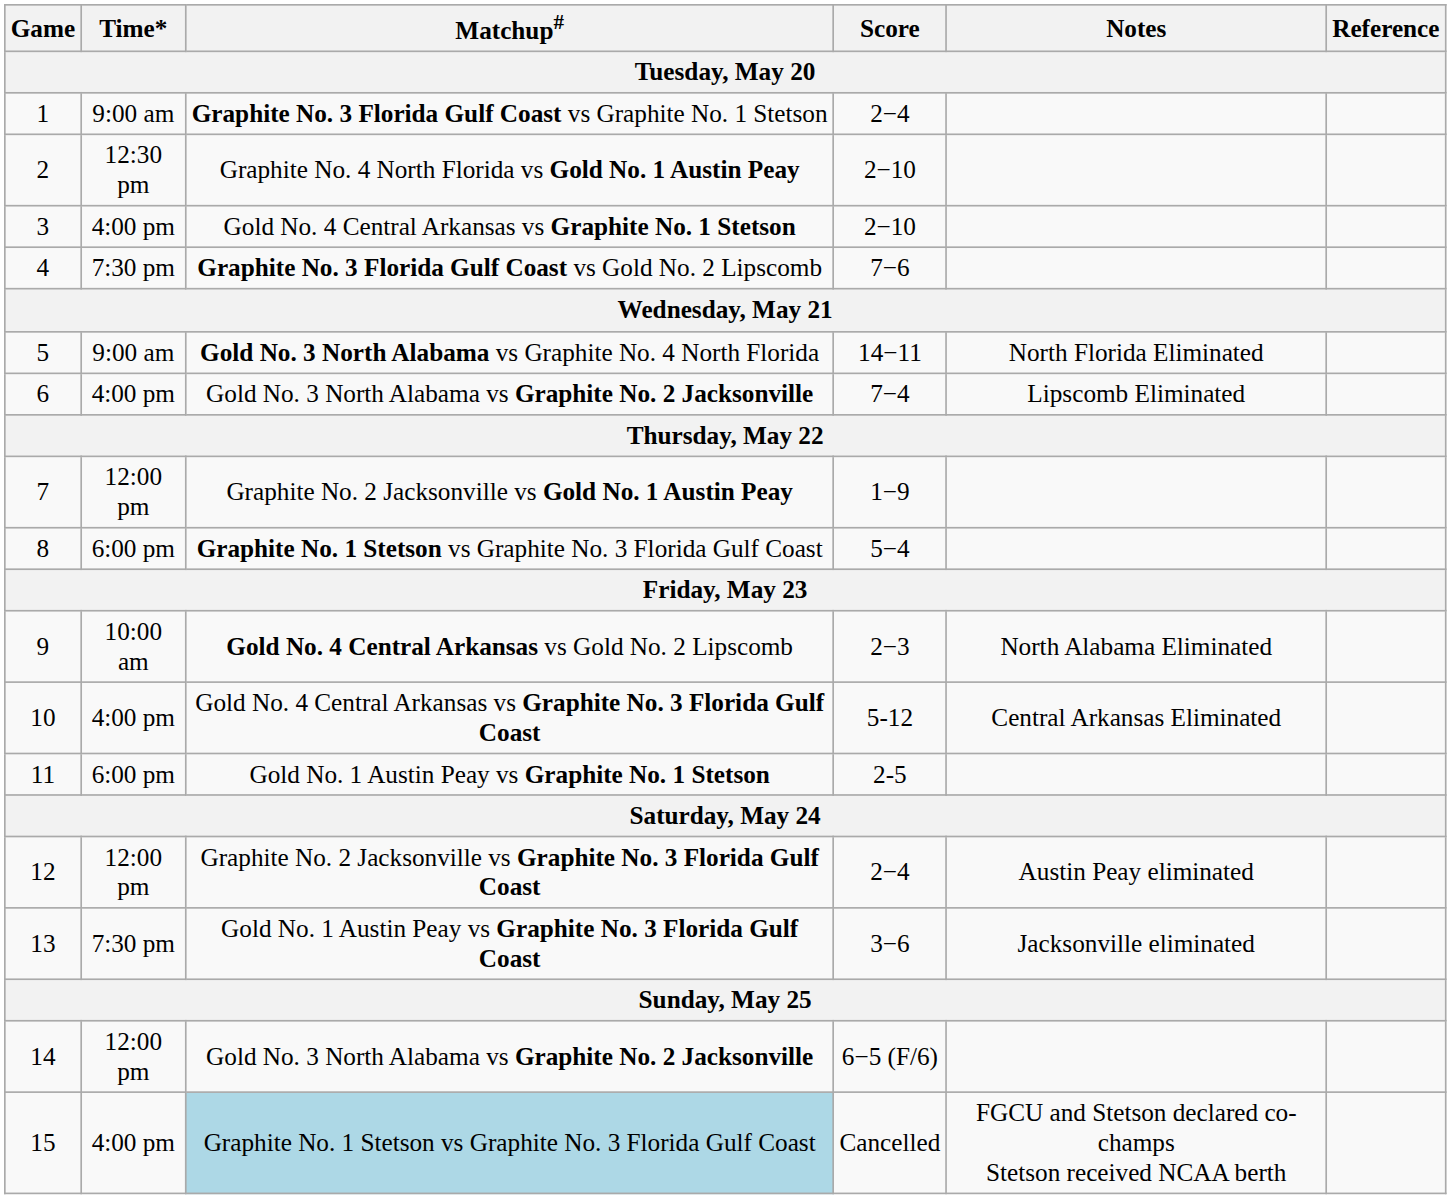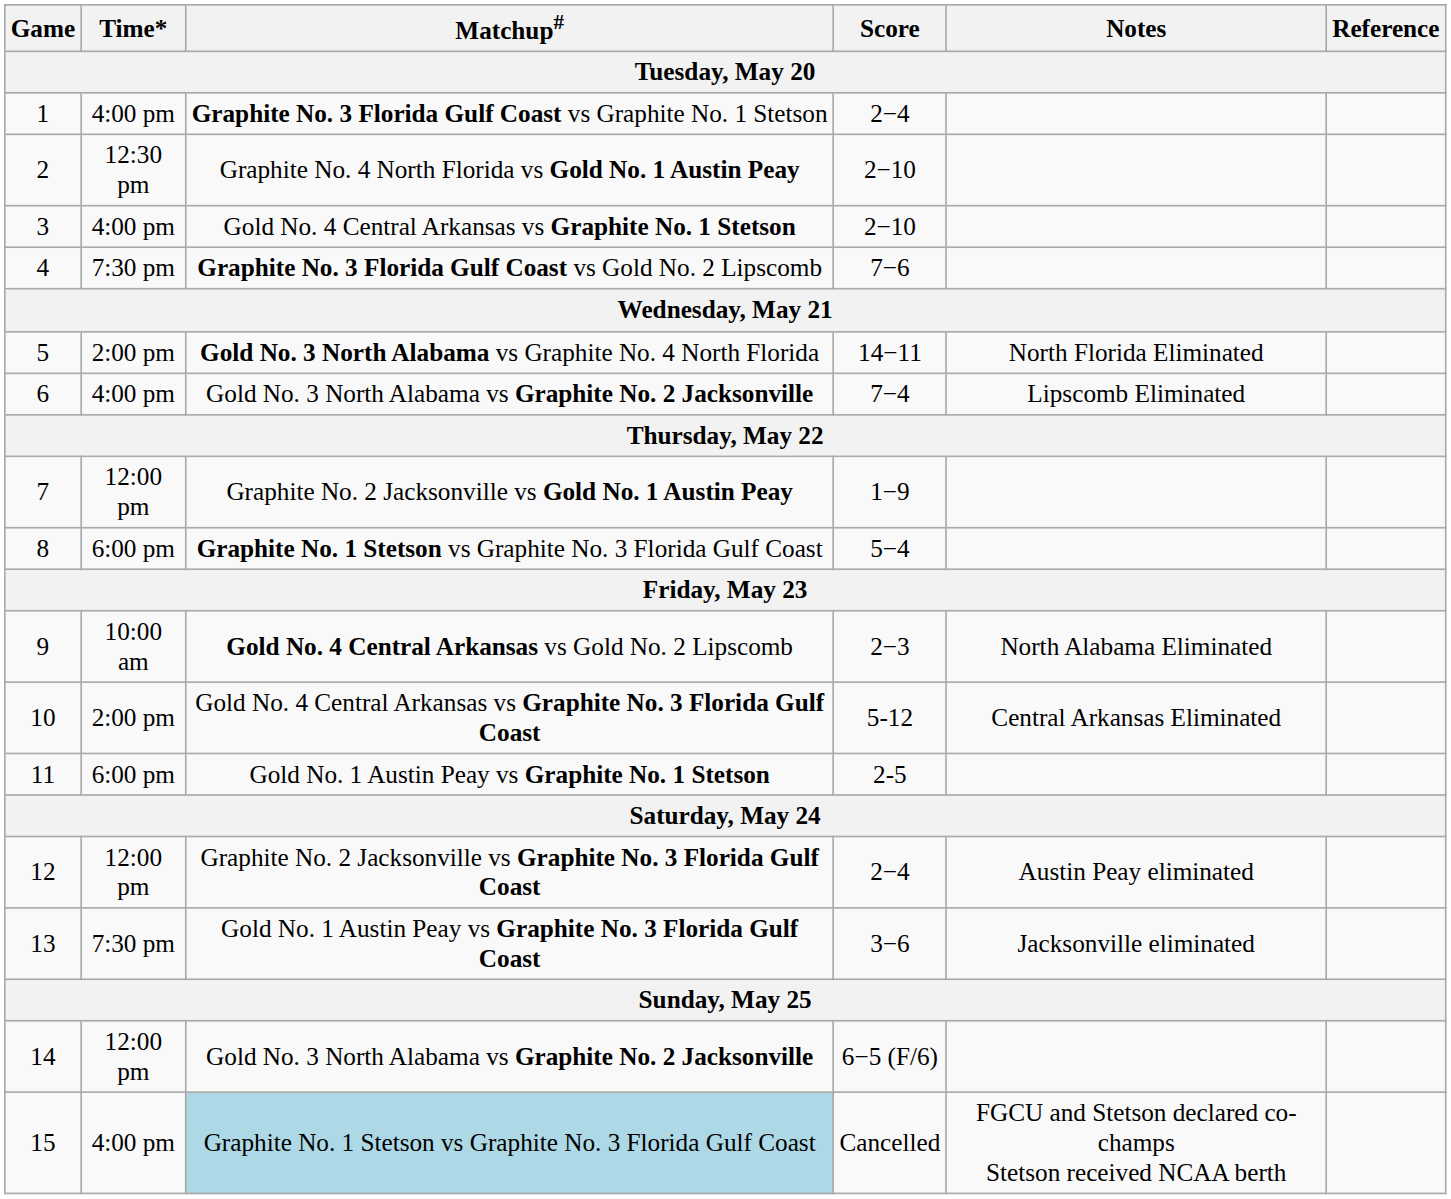(133, 113) 9:00 am -> (133, 113) 4:00 pm
(133, 351) 9:00 am -> (133, 351) 2:00 pm
(133, 717) 4:00 pm -> (133, 717) 2:00 pm
